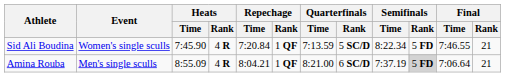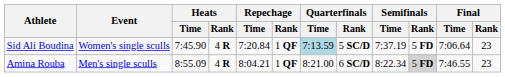(318, 46) no background -> (318, 46) lightblue background
(391, 46) 8:22.34 -> (391, 46) 7:37.19
(454, 46) 7:46.55 -> (454, 46) 7:06.64
(486, 46) 21 -> (486, 46) 23
(391, 63) 7:37.19 -> (391, 63) 8:22.34
(454, 63) 7:06.64 -> (454, 63) 7:46.55
(486, 63) 21 -> (486, 63) 23
